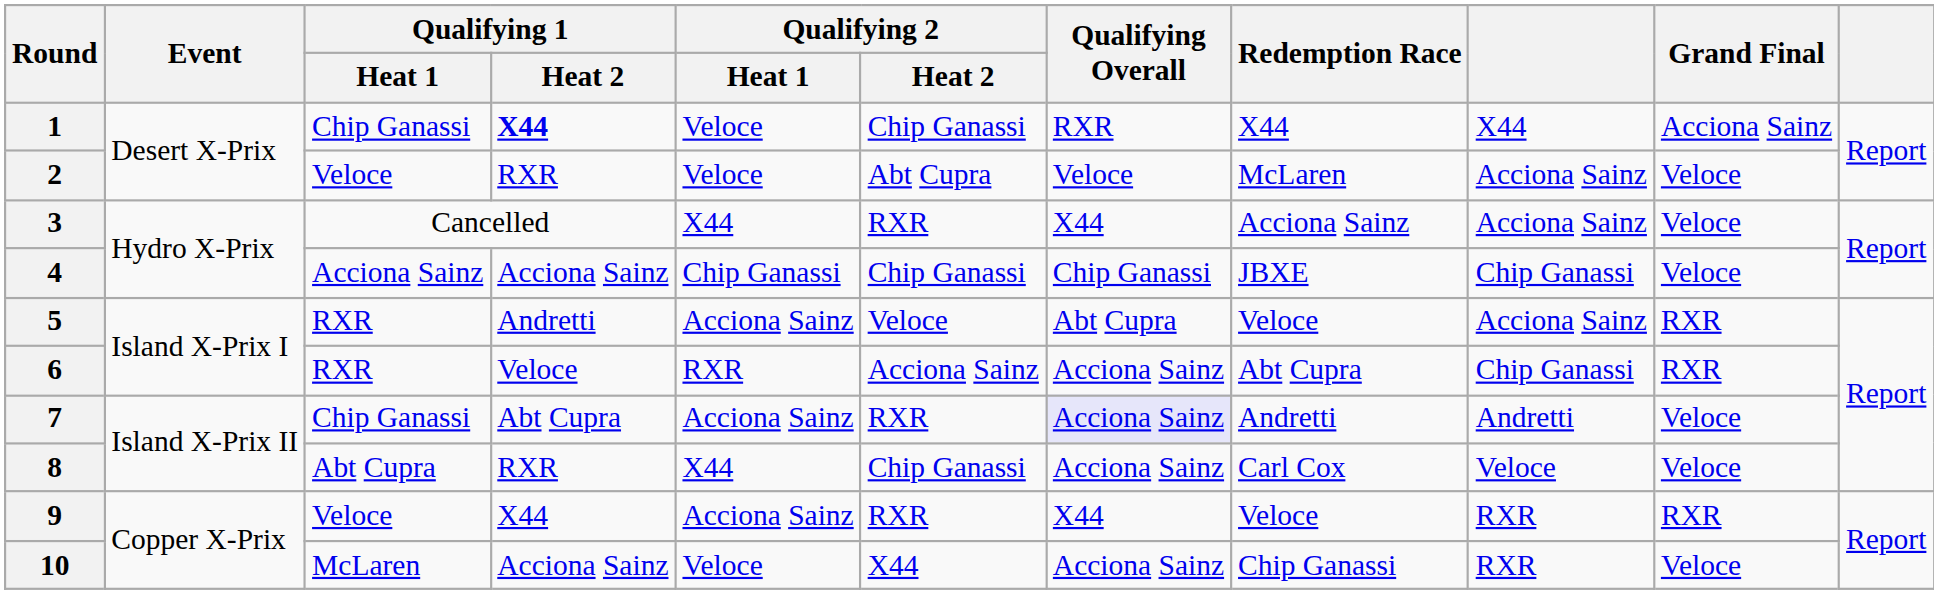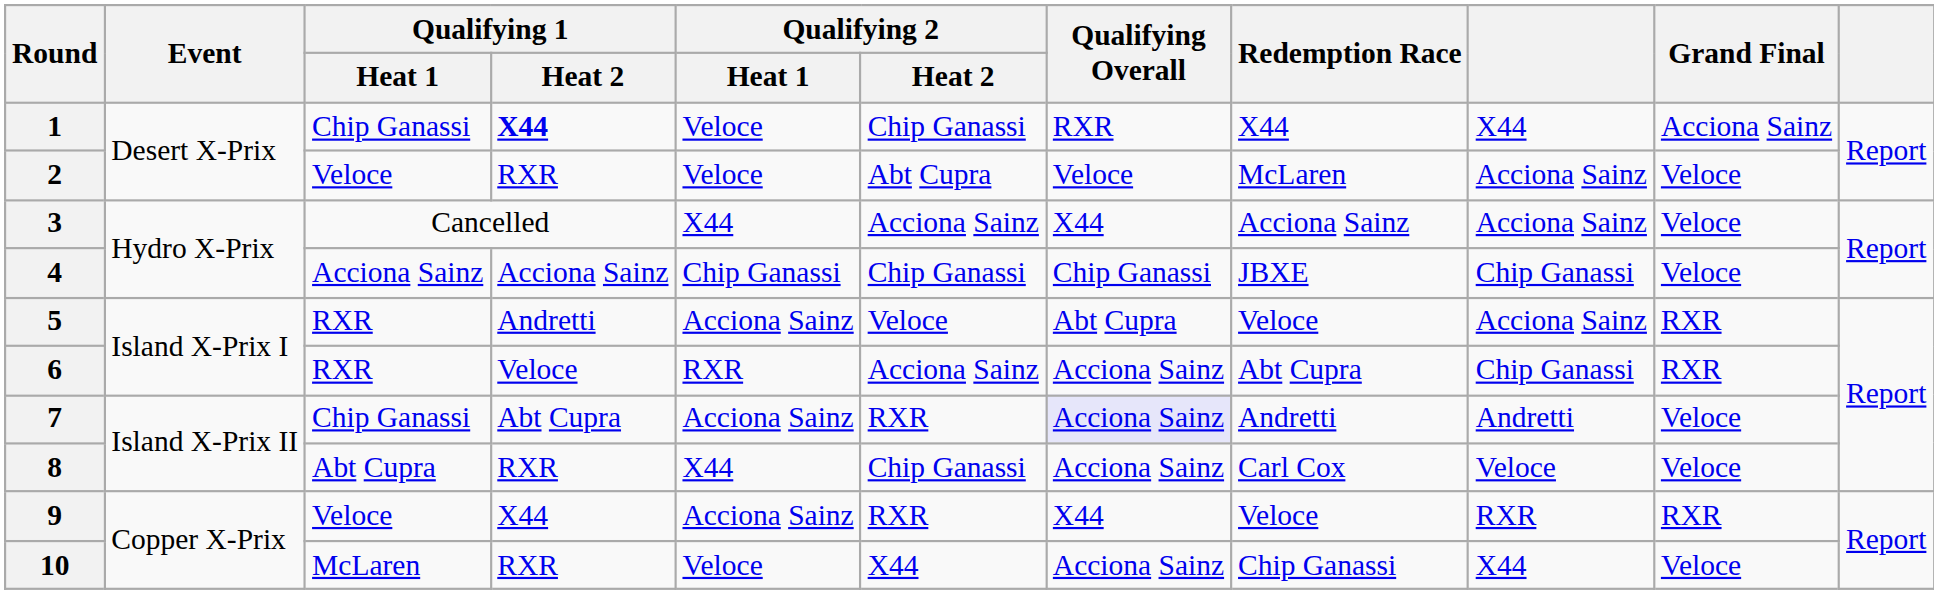(898, 223) RXR -> (953, 223) Acciona Sainz
(583, 564) Acciona Sainz -> (528, 564) RXR
(1506, 564) RXR -> (1501, 564) X44
